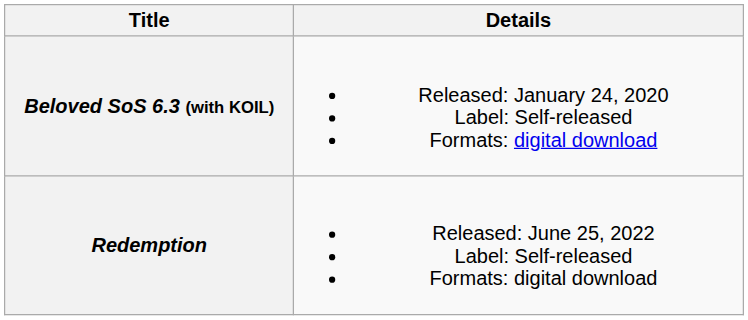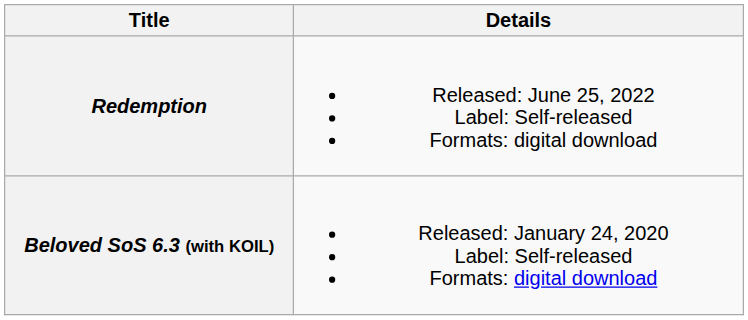rows swapped: (149, 105) <-> (149, 245)
